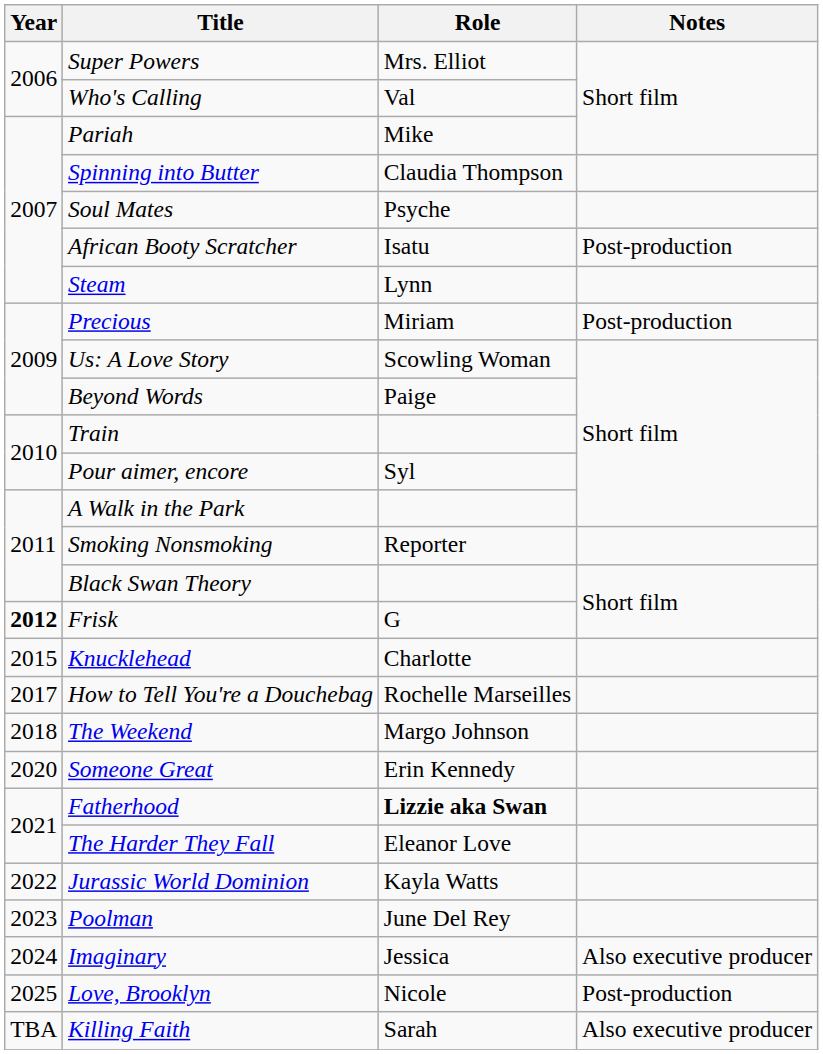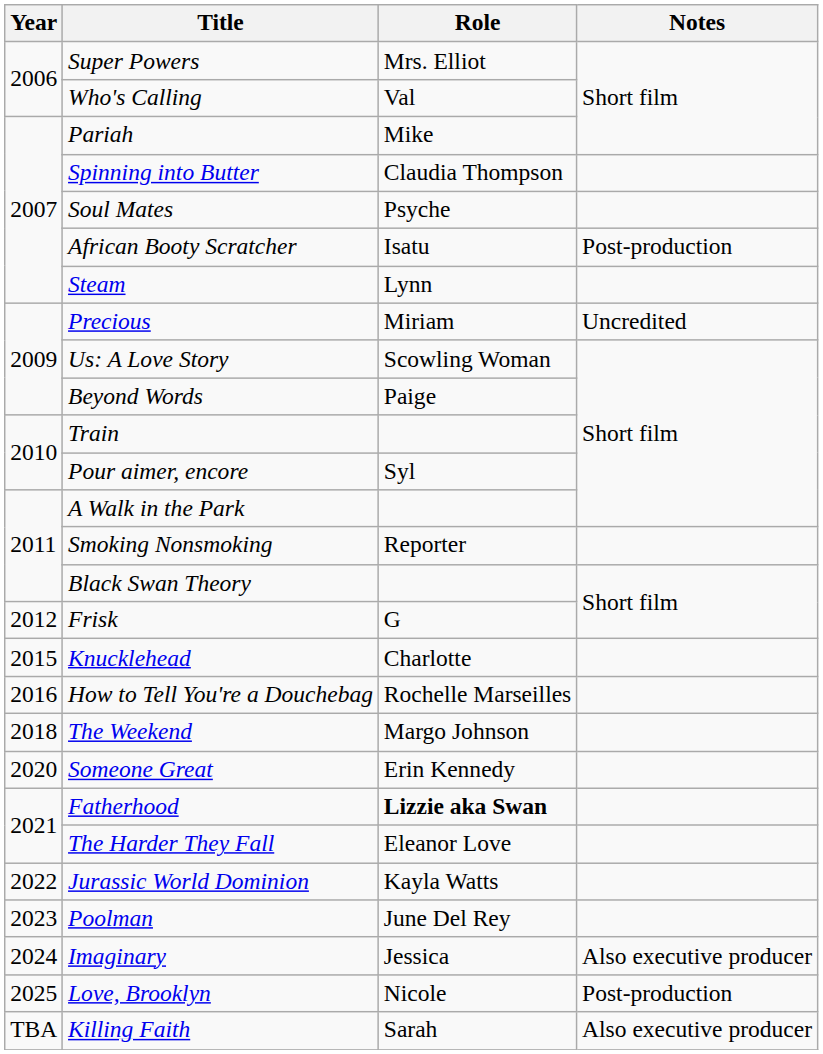(657, 321) Post-production -> (634, 321) Uncredited
(34, 619) bold -> (34, 619) normal
(34, 694) 2017 -> (34, 694) 2016
